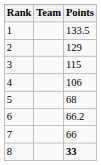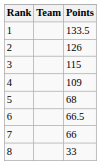(74, 48) 129 -> (74, 48) 126
(74, 82) 106 -> (74, 82) 109
(75, 117) 66.2 -> (75, 117) 66.5
(71, 152) bold -> (71, 152) normal
